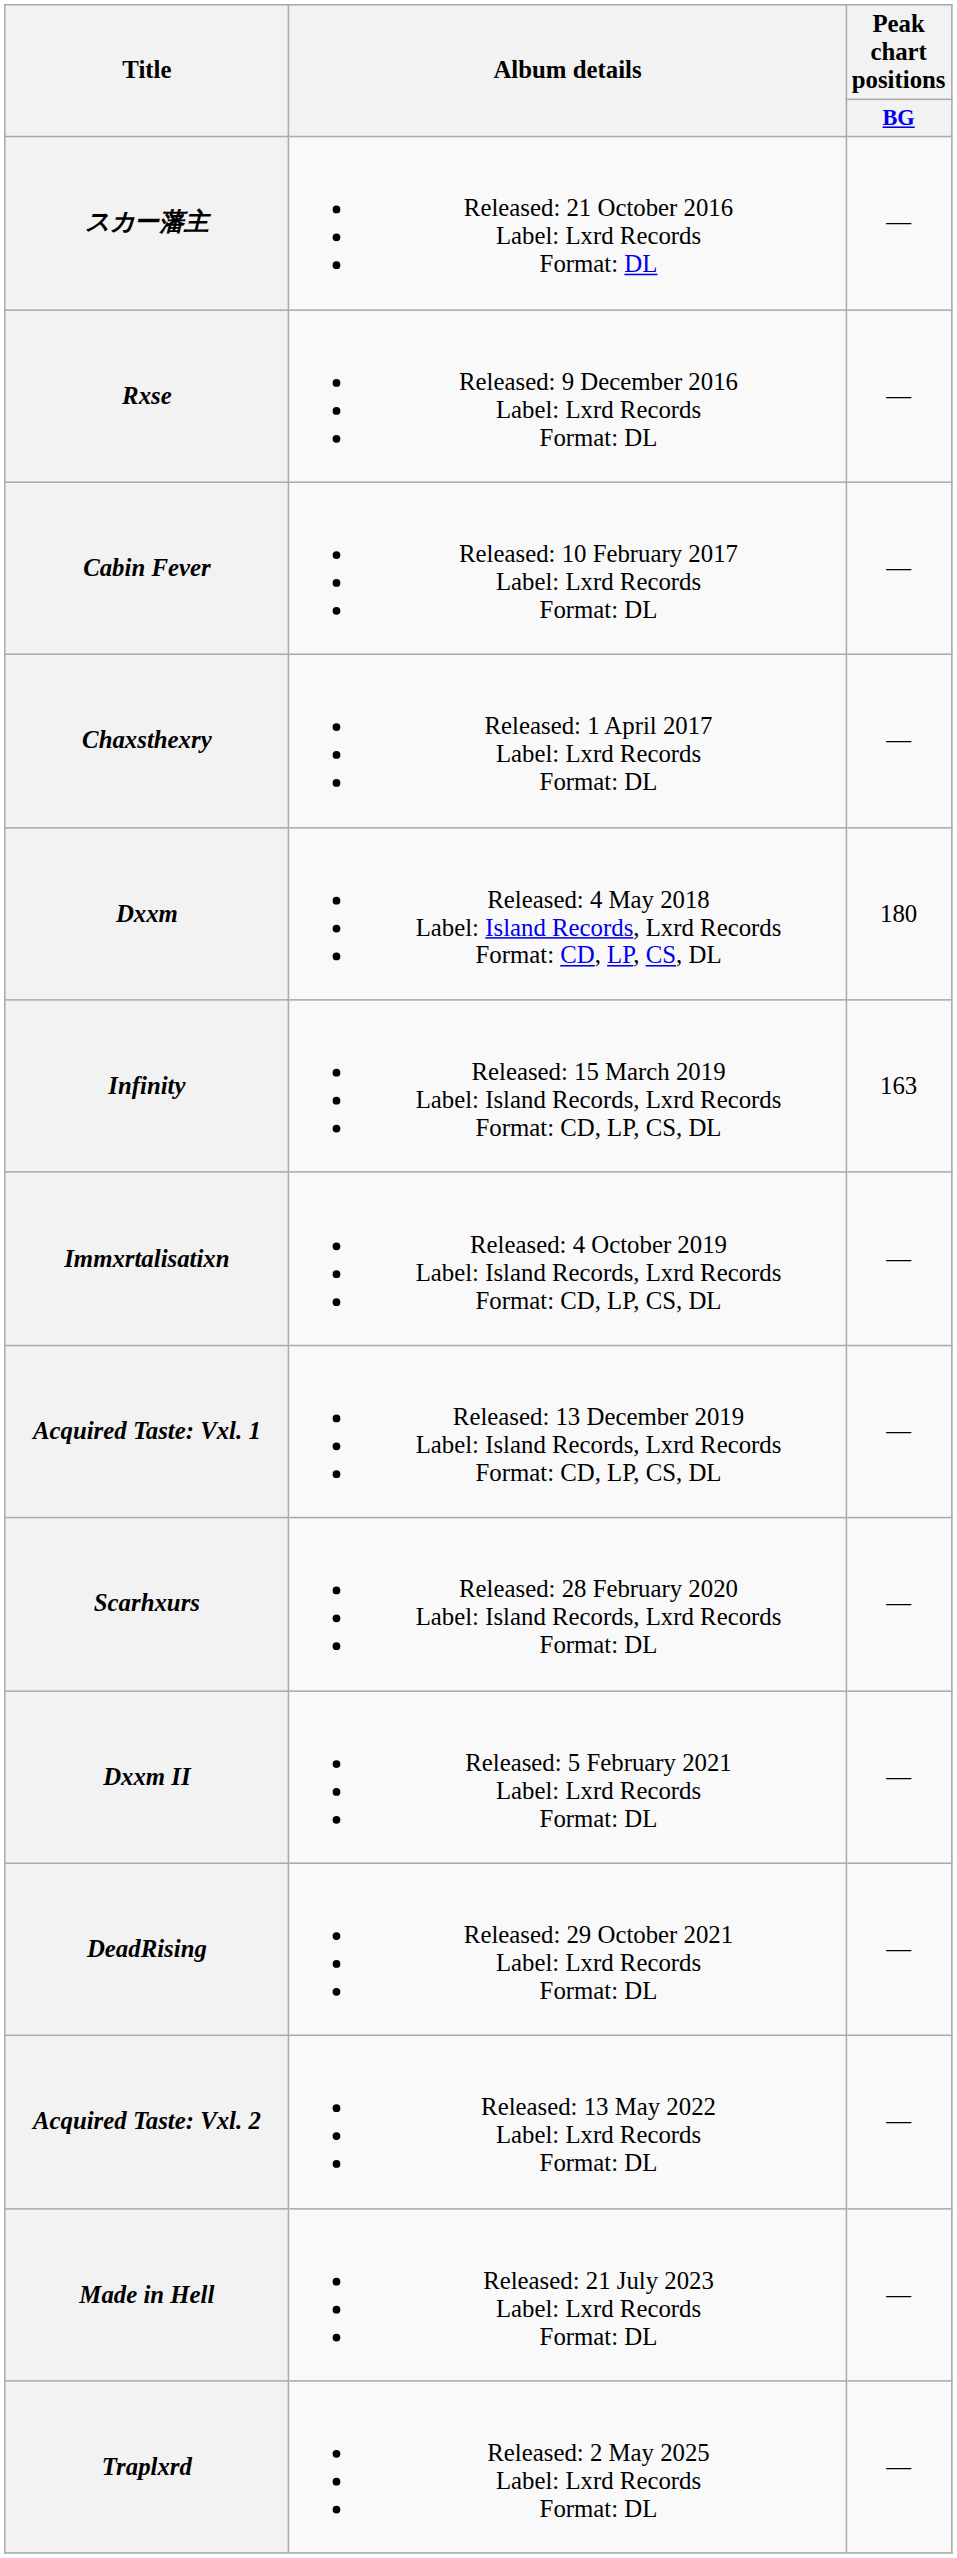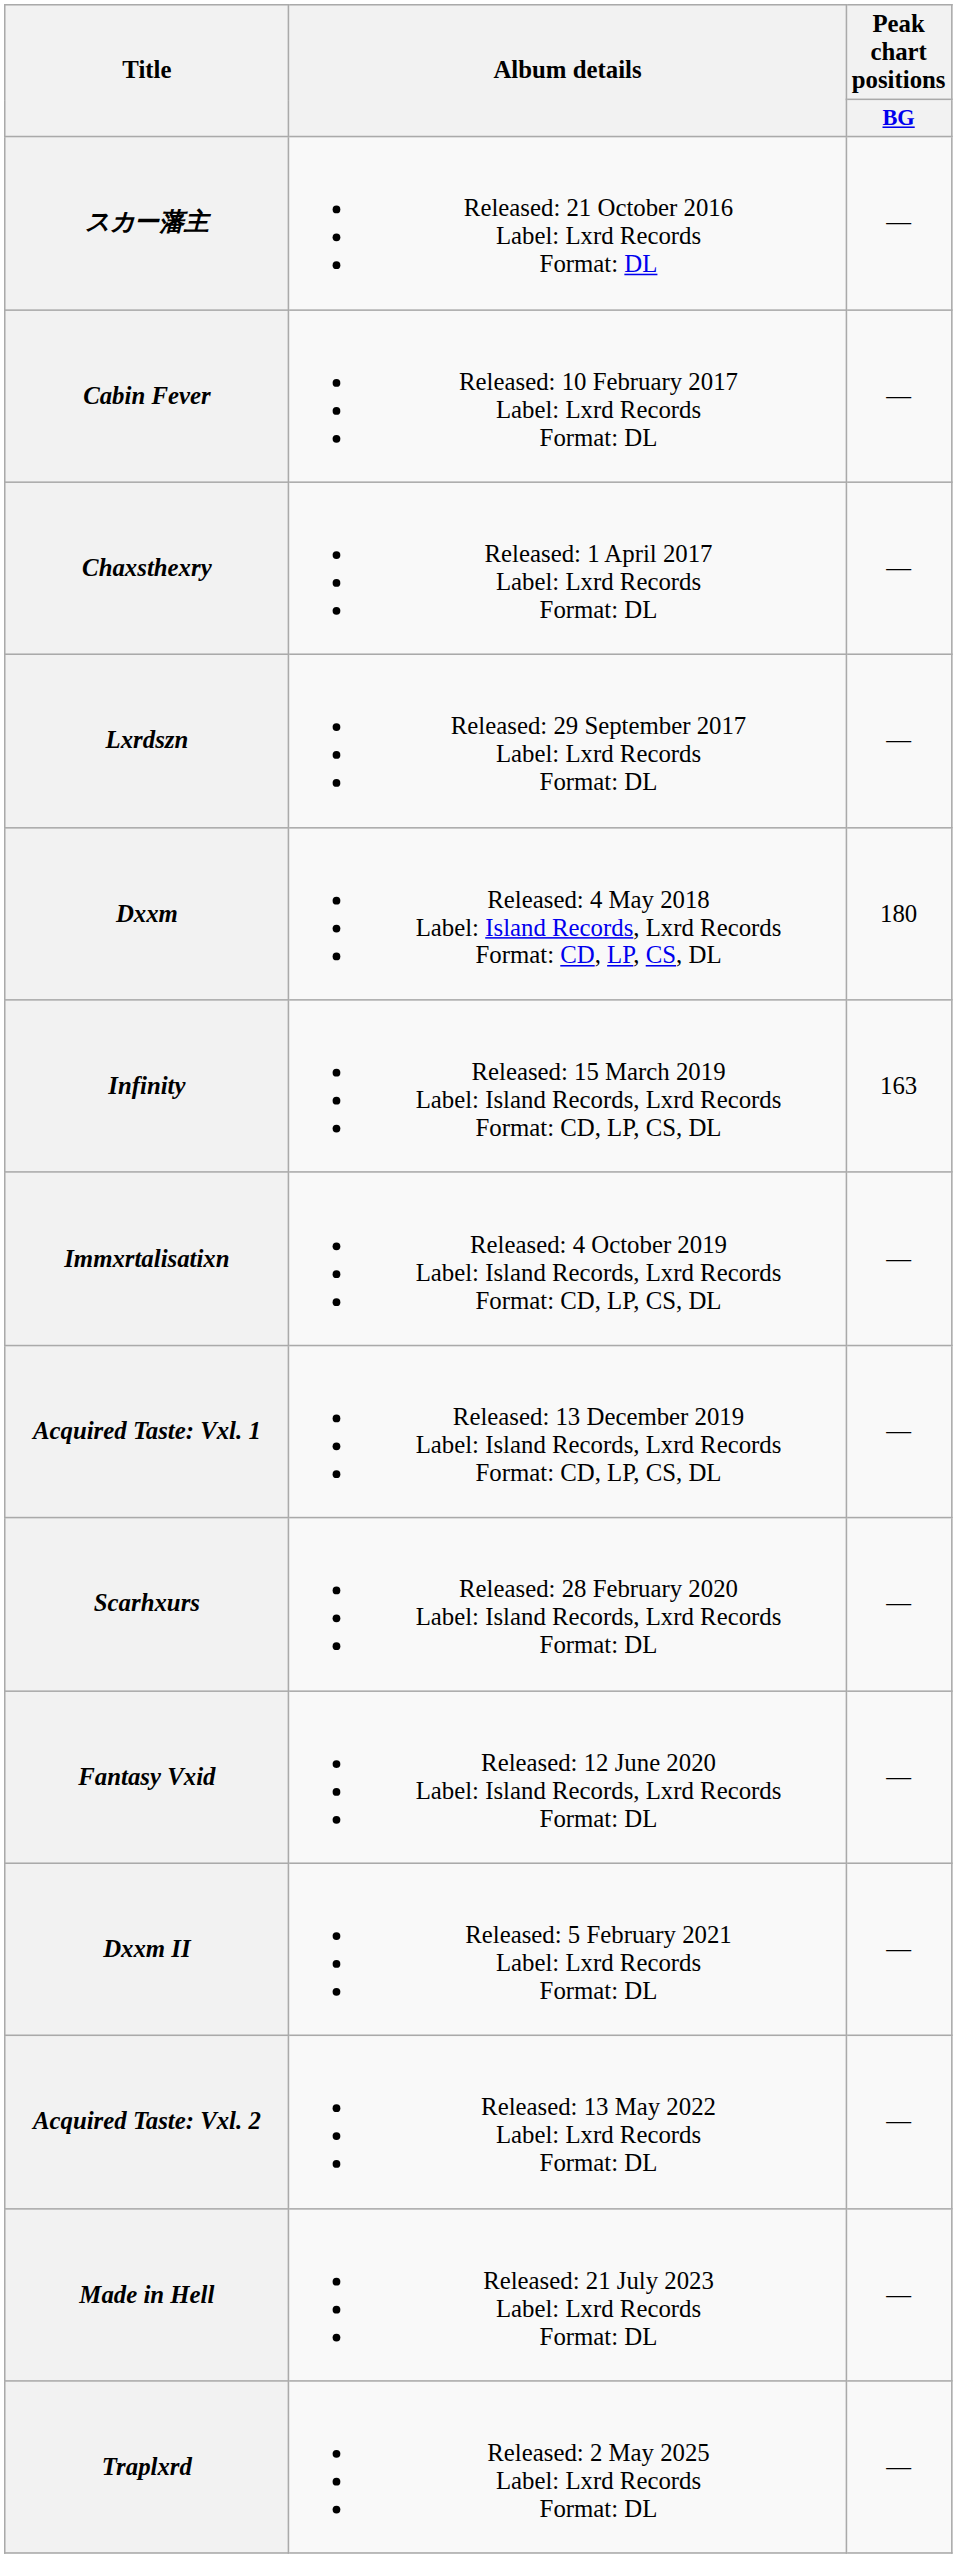- row: (147, 395)
+ row: (147, 740)
+ row: (147, 1776)
- row: (147, 1949)
